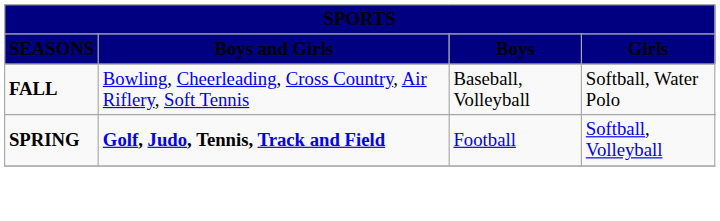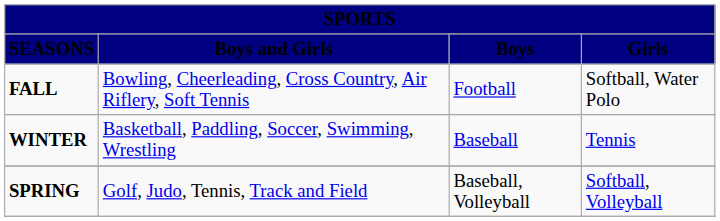(492, 89) Baseball, Volleyball -> (485, 89) Football
+ row: (48, 140)
(244, 140) bold -> (235, 190) normal
(485, 140) Football -> (492, 190) Baseball, Volleyball
